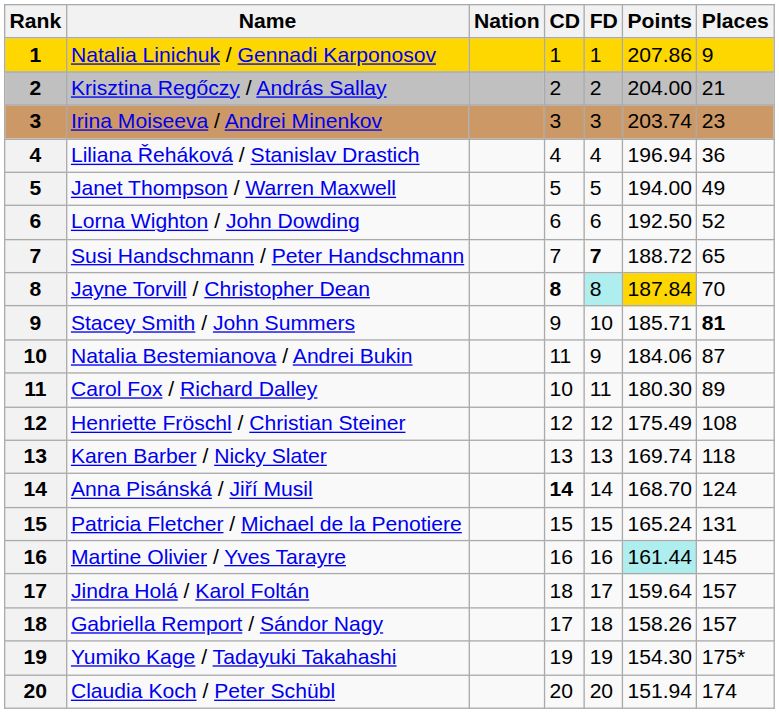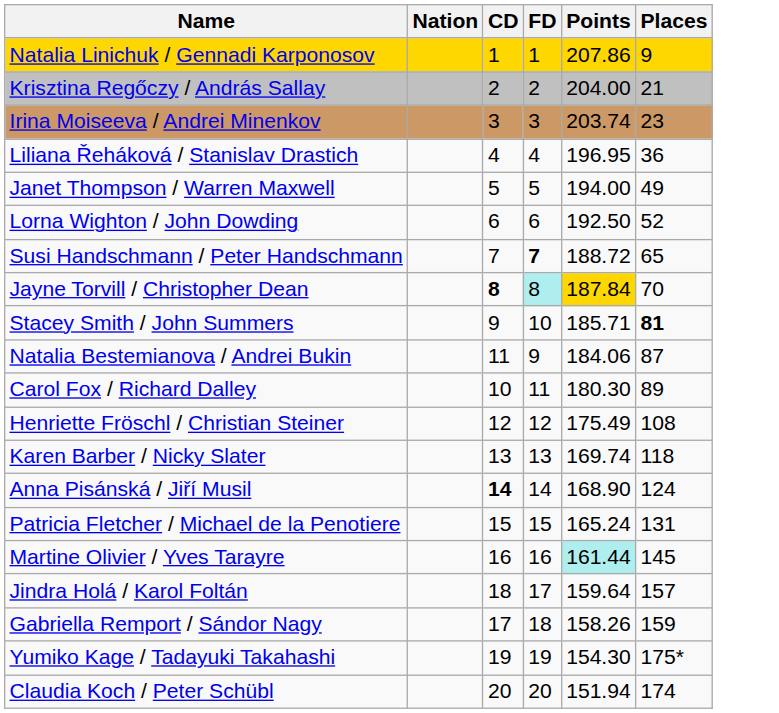- column: (35, 21)
(660, 155) 196.94 -> (598, 155) 196.95
(660, 490) 168.70 -> (598, 490) 168.90
(719, 624) 157 -> (658, 624) 159
